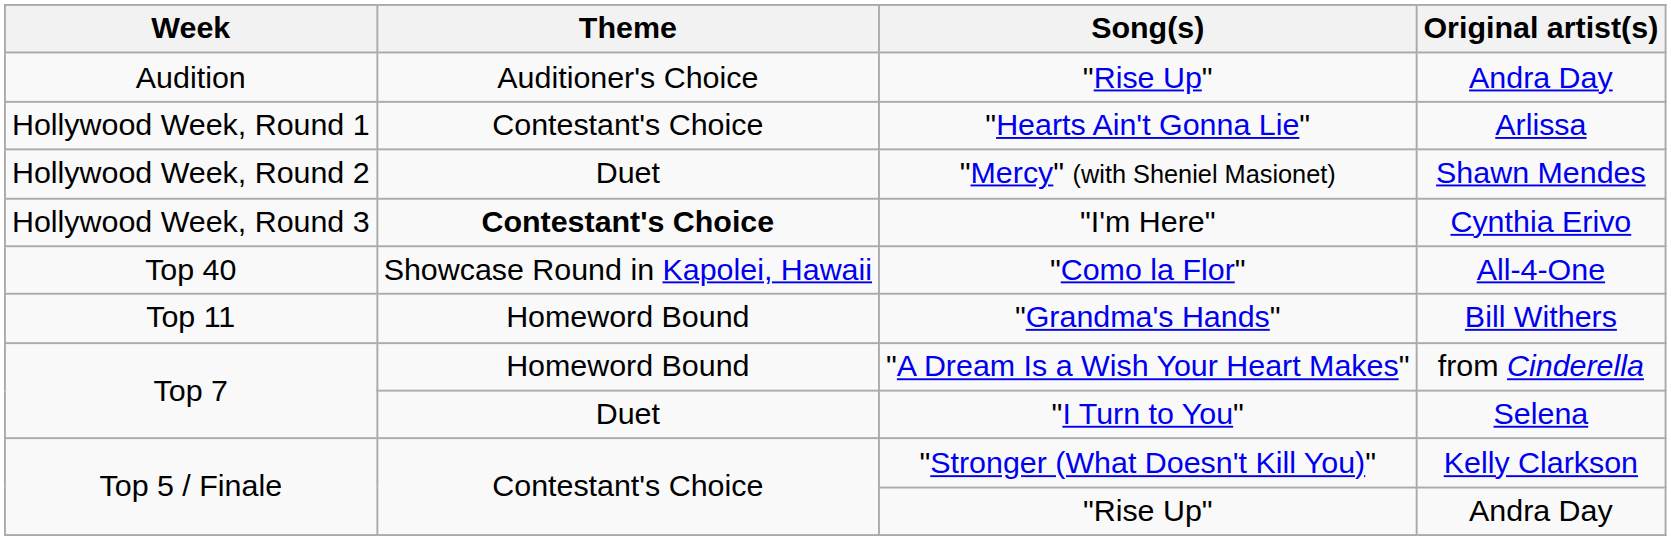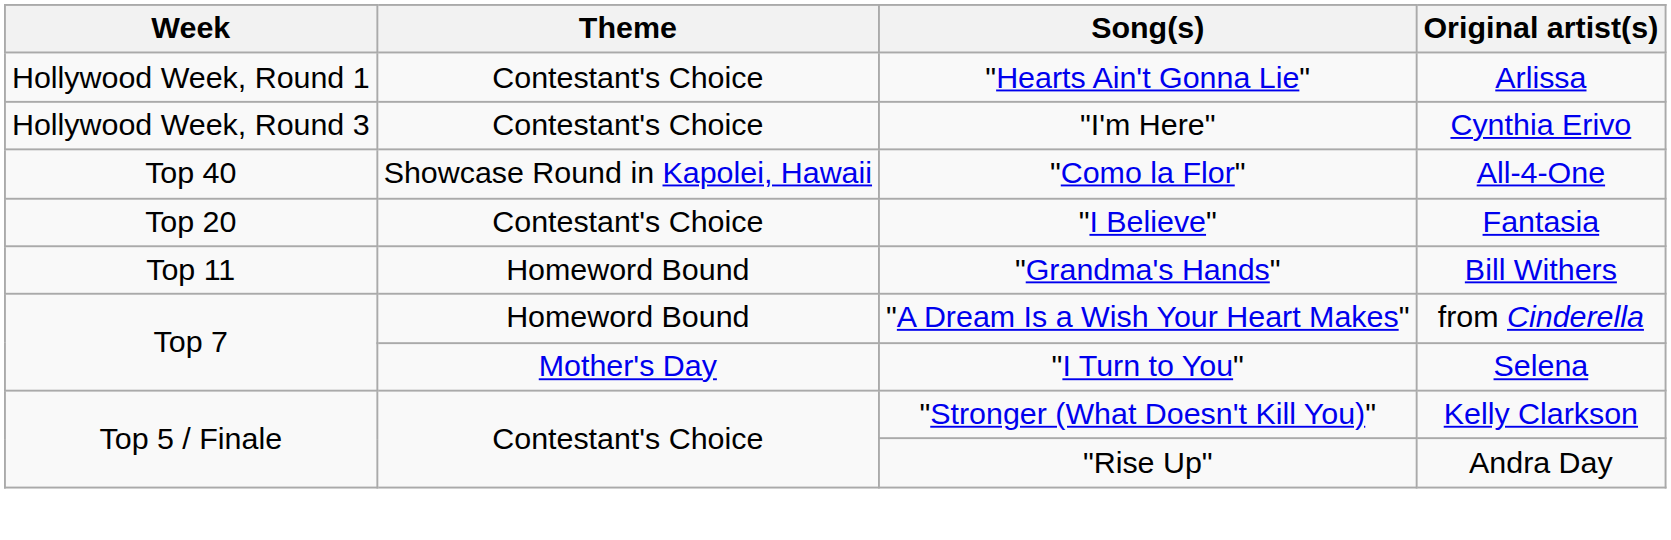- row: (191, 76)
- row: (191, 173)
(628, 221) bold -> (628, 125) normal
+ row: (191, 221)
(628, 414) Duet -> (628, 366) Mother's Day
